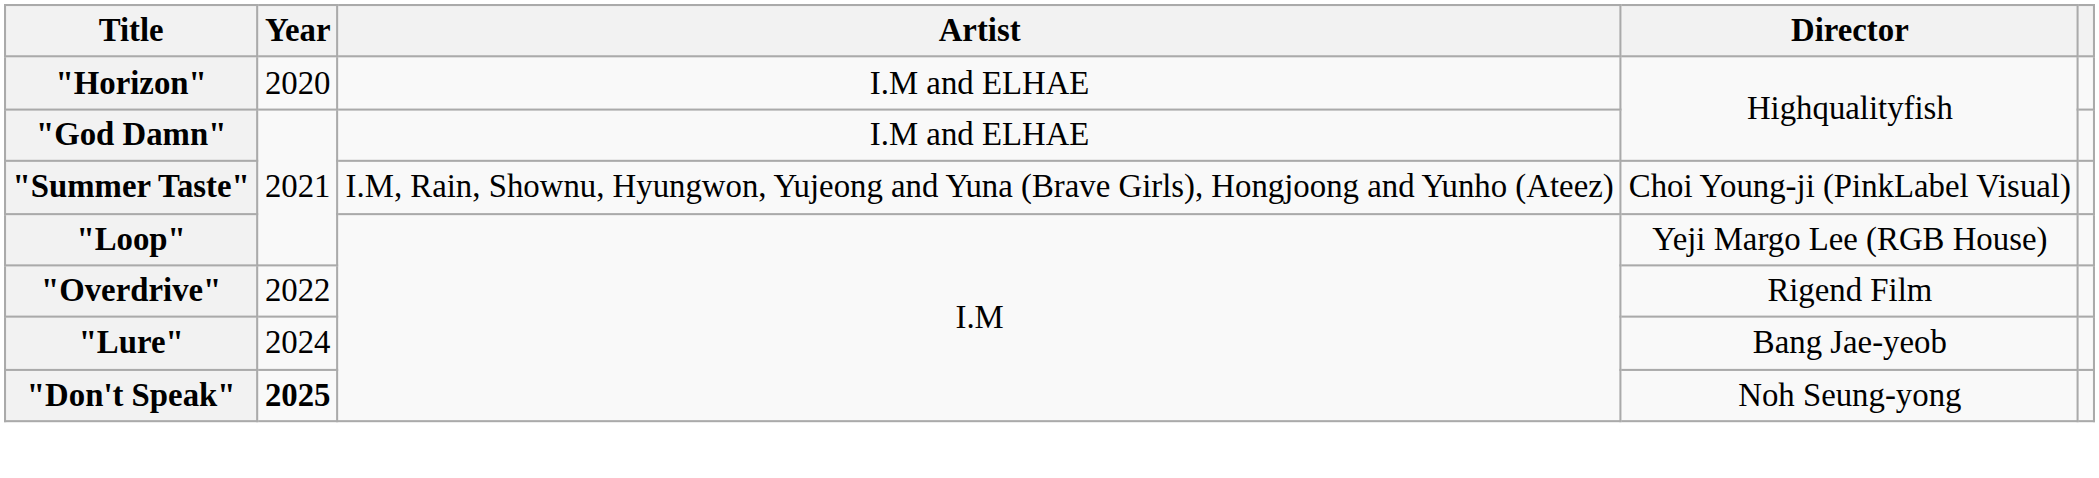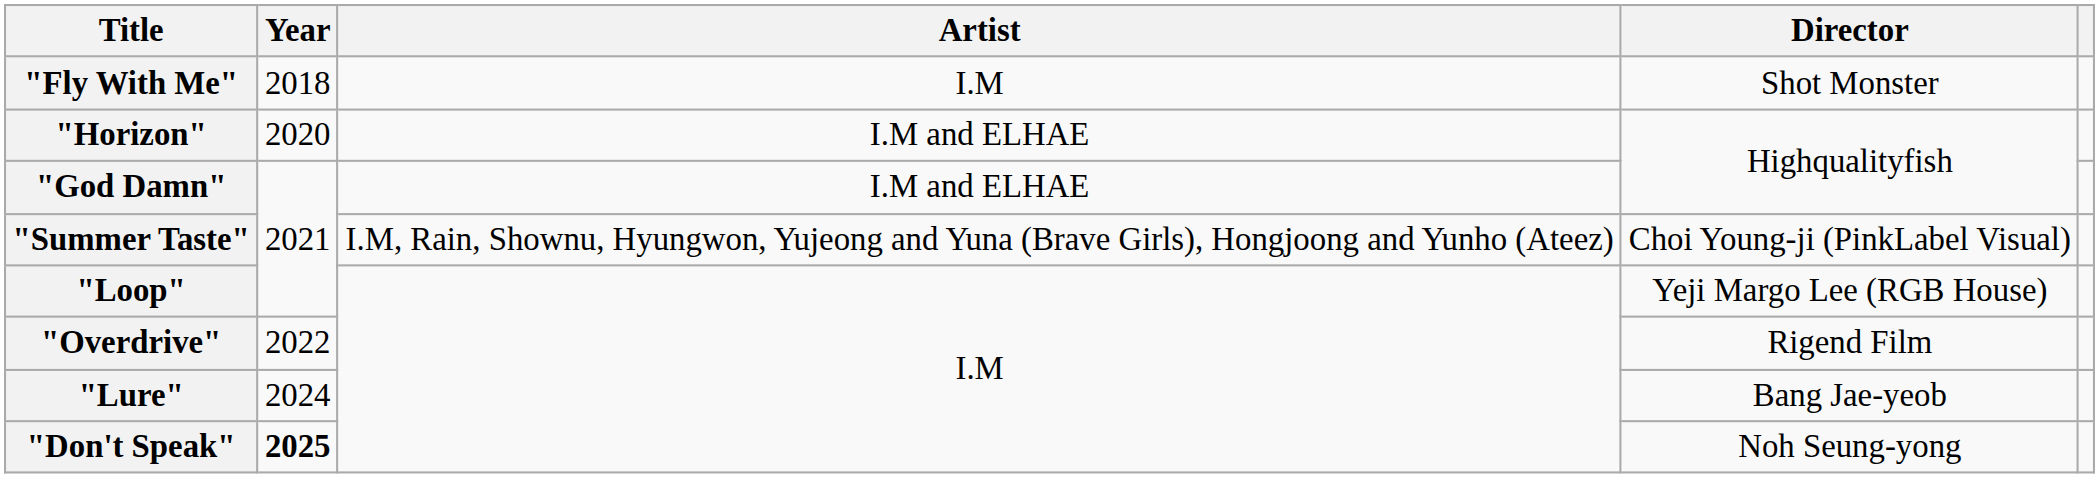+ row: (131, 82)
